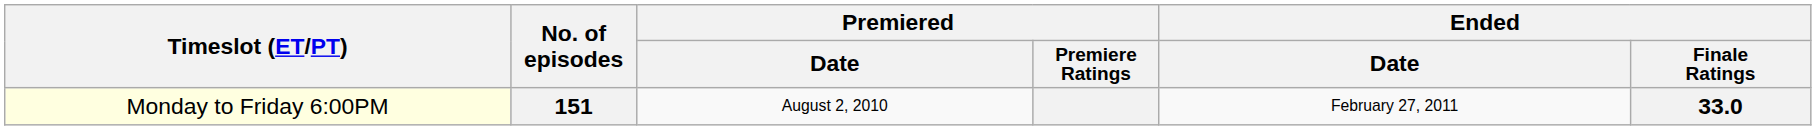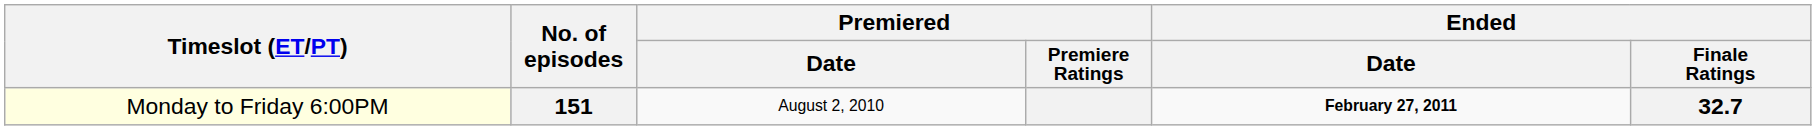(1395, 106) normal -> (1391, 106) bold
(1721, 106) 33.0 -> (1721, 106) 32.7
